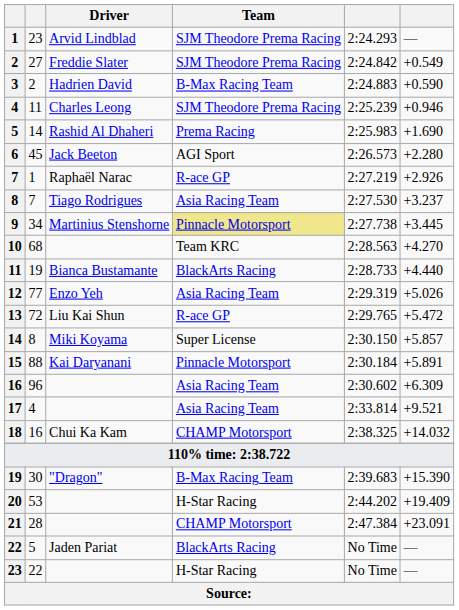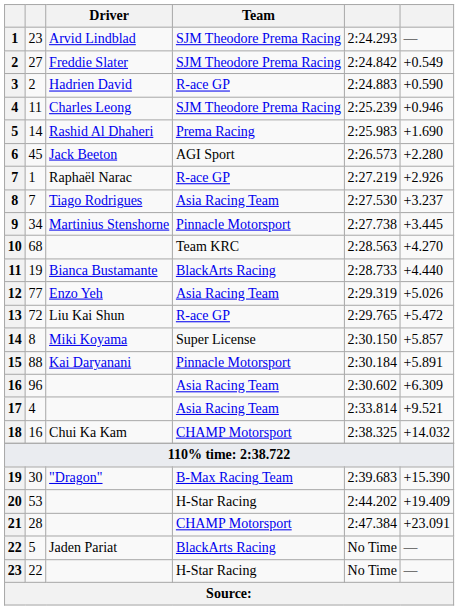(234, 84) B-Max Racing Team -> (203, 84) R-ace GP
(233, 223) khaki background -> (233, 223) no background
